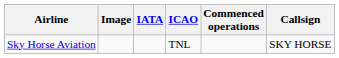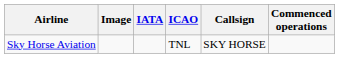columns swapped: (300, 19) <-> (234, 19)
